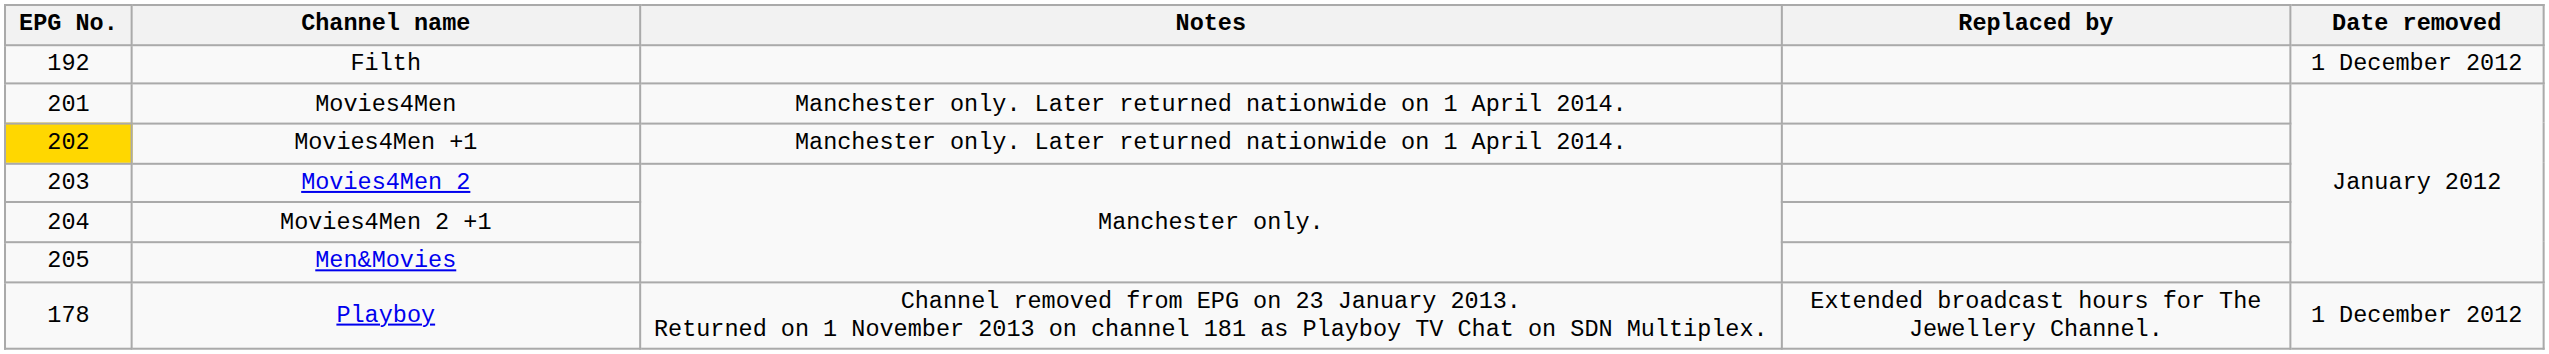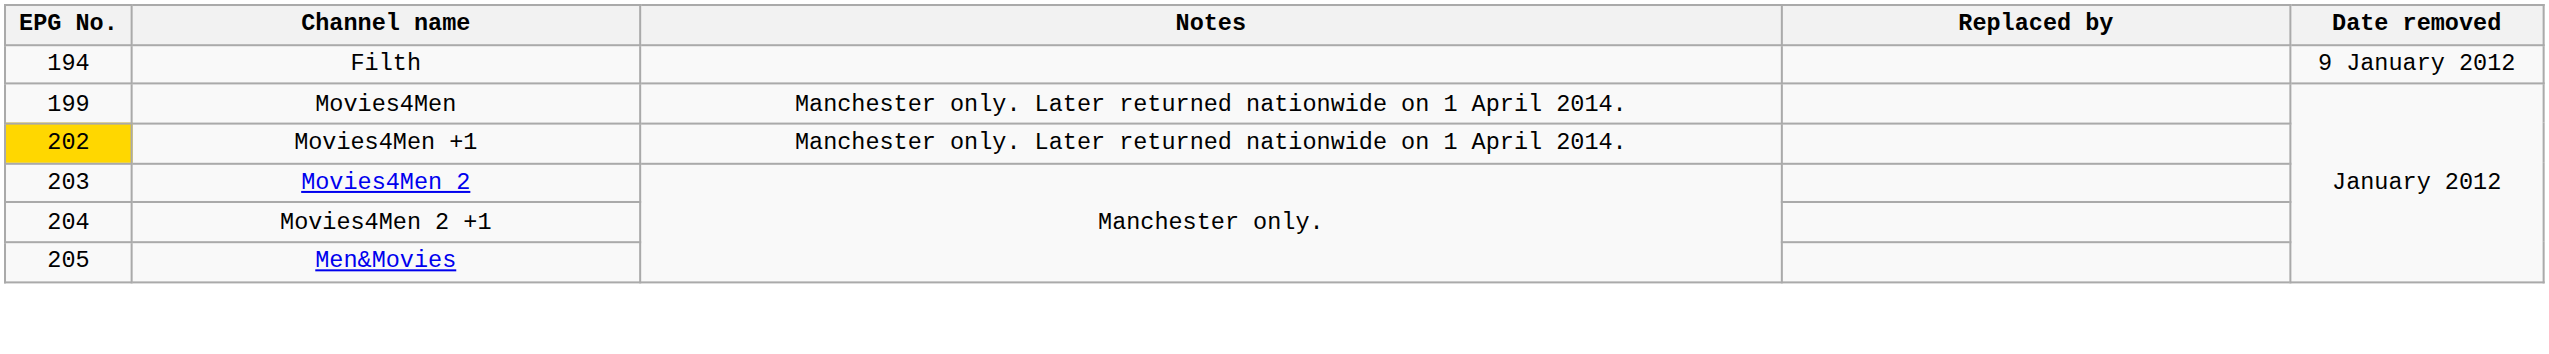(68, 64) 192 -> (68, 64) 194
(2417, 64) 1 December 2012 -> (2417, 64) 9 January 2012
(68, 103) 201 -> (68, 103) 199
- row: (386, 315)
